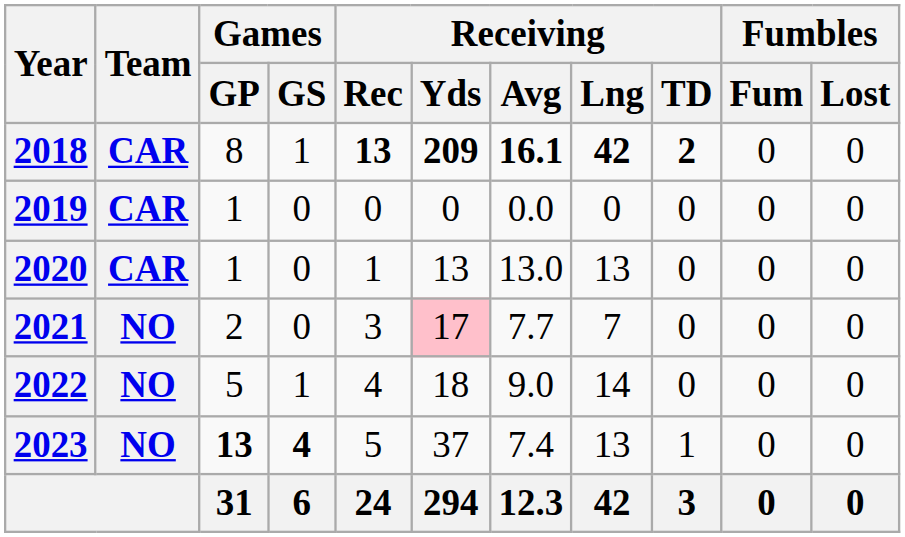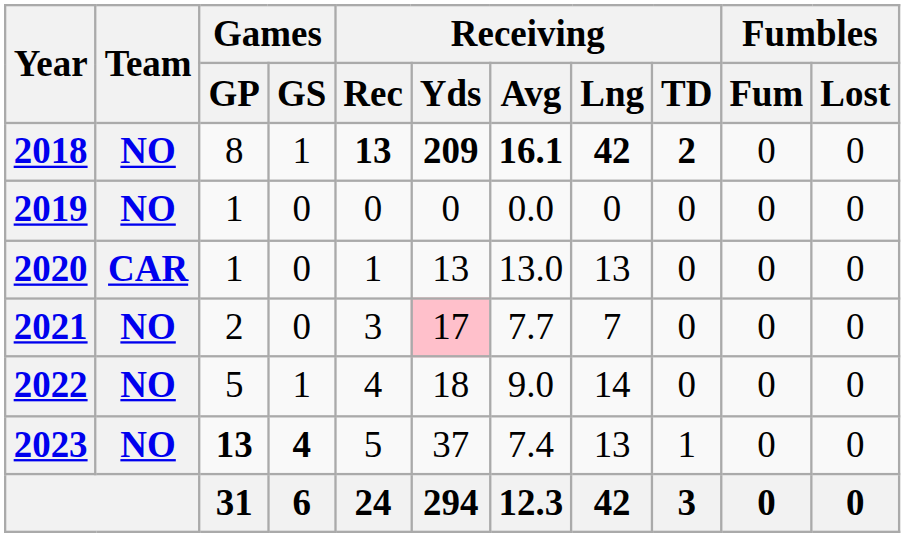(148, 151) CAR -> (148, 151) NO
(148, 209) CAR -> (148, 209) NO
